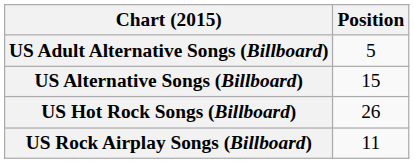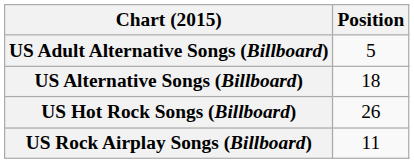(371, 81) 15 -> (371, 81) 18
